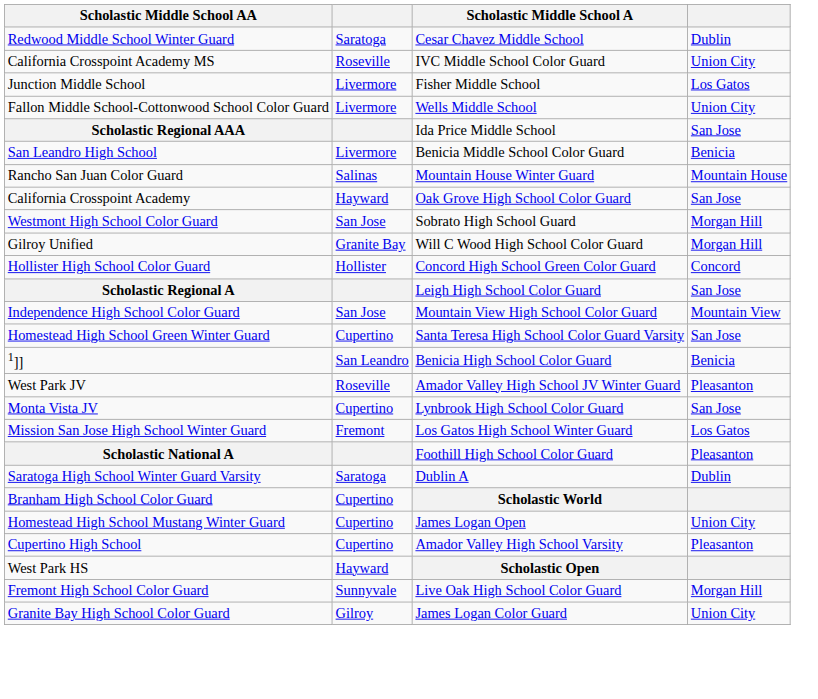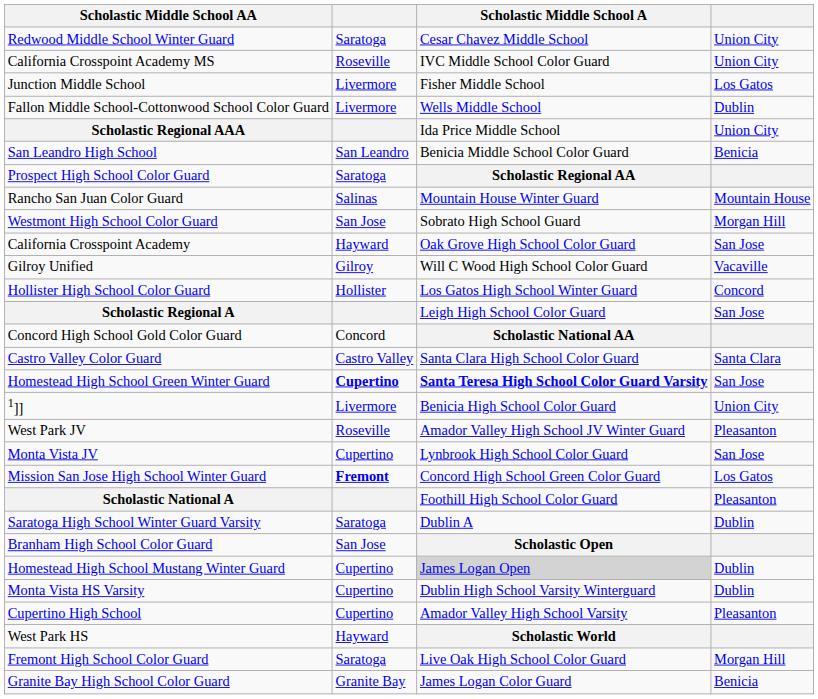(711, 38) Dublin -> (746, 38) Union City
(723, 107) Union City -> (734, 107) Dublin
(716, 130) San Jose -> (746, 130) Union City
(366, 152) Livermore -> (372, 152) San Leandro
+ row: (109, 175)
rows swapped: (99, 198) <-> (113, 221)
(371, 244) Granite Bay -> (354, 267) Gilroy
(727, 244) Morgan Hill -> (741, 267) Vacaville
(536, 267) Concord High School Green Color Guard -> (529, 289) Los Gatos High School Winter Guard
+ row: (125, 335)
- row: (124, 312)
+ row: (85, 358)
(364, 335) normal -> (367, 381) bold
(550, 335) normal -> (564, 381) bold
(372, 360) San Leandro -> (366, 406) Livermore
(713, 360) Benicia -> (746, 406) Union City
(360, 430) normal -> (362, 476) bold
(524, 430) Los Gatos High School Winter Guard -> (540, 476) Concord High School Green Color Guard
(364, 499) Cupertino -> (361, 545) San Jose
(550, 499) Scholastic World -> (564, 545) Scholastic Open
(471, 522) no background -> (475, 567) lightgrey background
(723, 522) Union City -> (734, 567) Dublin
+ row: (76, 590)
(550, 567) Scholastic Open -> (564, 636) Scholastic World
(366, 590) Sunnyvale -> (361, 659) Saratoga
(354, 613) Gilroy -> (371, 682) Granite Bay
(723, 613) Union City -> (736, 682) Benicia
